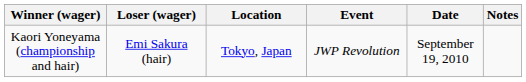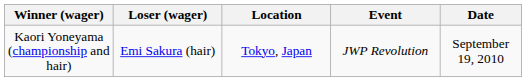- column: (503, 15)
